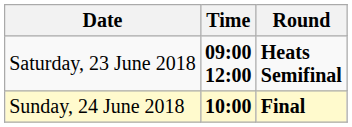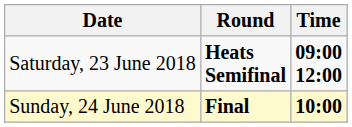columns swapped: (228, 20) <-> (301, 20)
